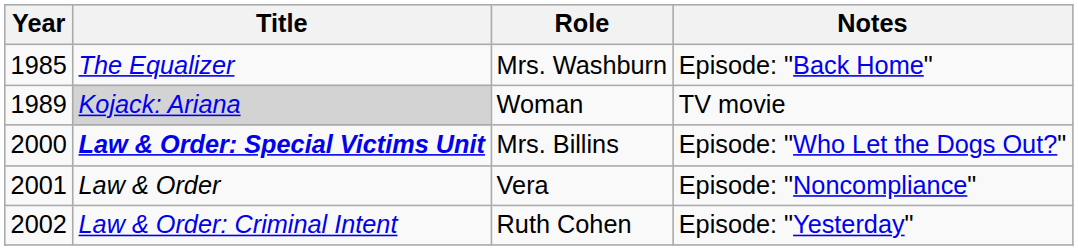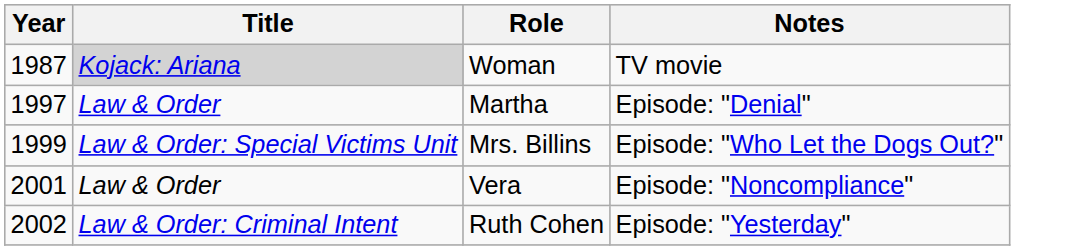- row: (582, 64)
(39, 104) 1989 -> (39, 64) 1987
+ row: (508, 104)
(39, 144) 2000 -> (39, 144) 1999
(282, 144) bold -> (268, 144) normal
